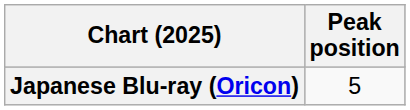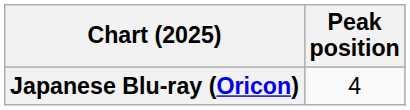(355, 85) 5 -> (355, 85) 4
